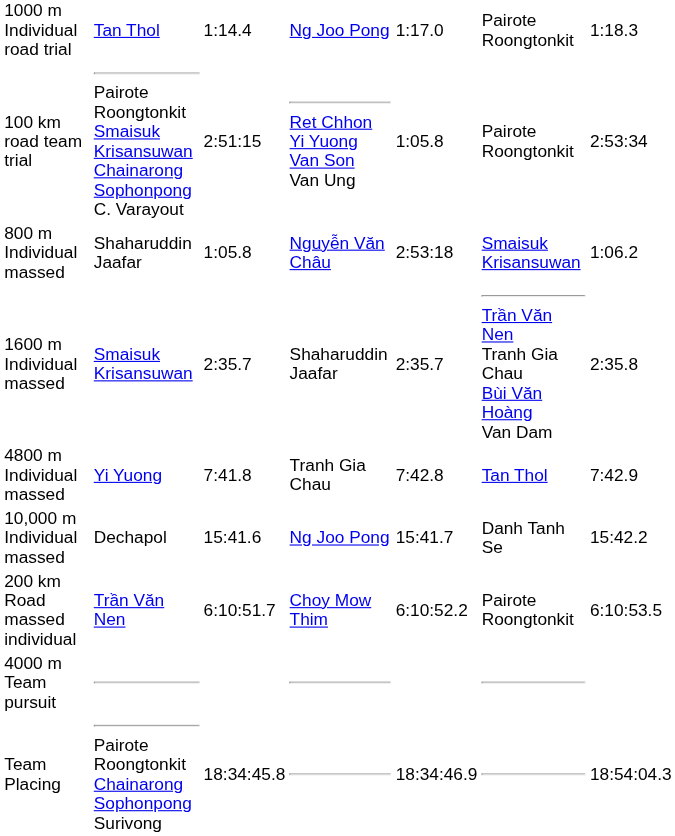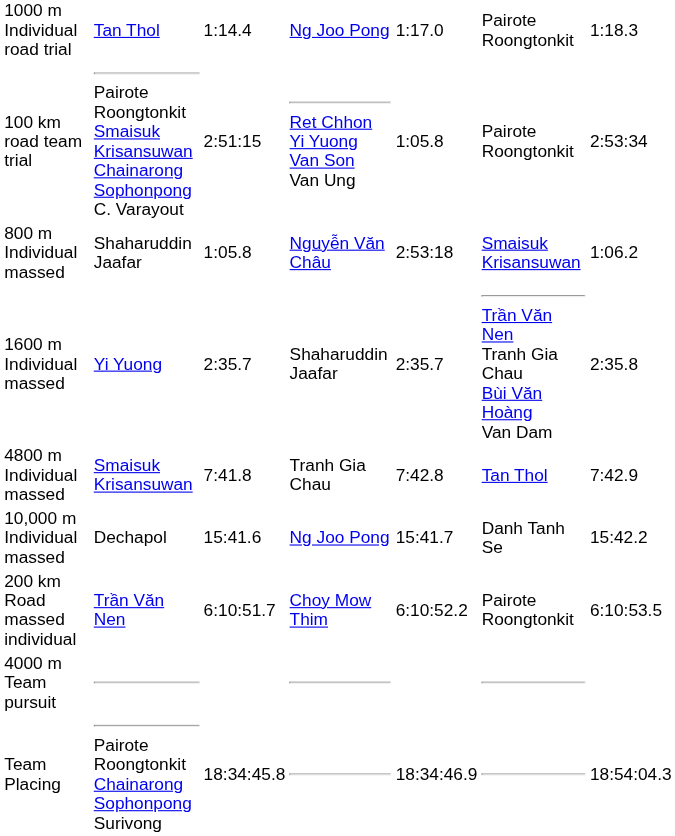(143, 364) Smaisuk Krisansuwan -> (128, 364) Yi Yuong
(128, 475) Yi Yuong -> (143, 475) Smaisuk Krisansuwan
